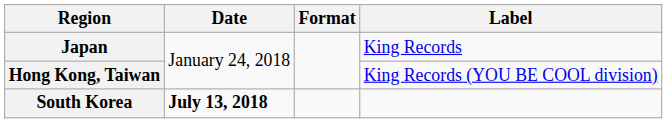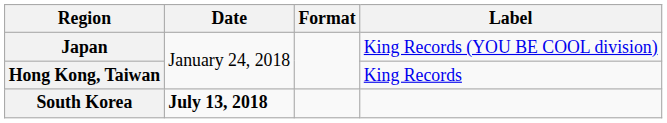(413, 46) King Records -> (511, 46) King Records (YOU BE COOL division)
(511, 74) King Records (YOU BE COOL division) -> (413, 74) King Records
